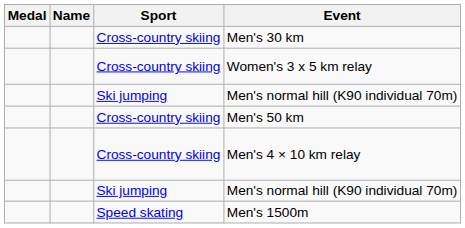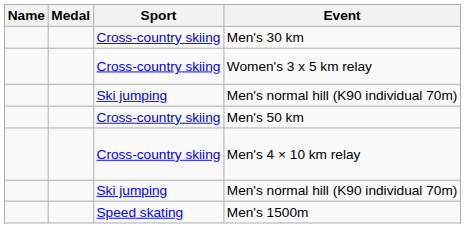columns swapped: (27, 16) <-> (71, 16)
